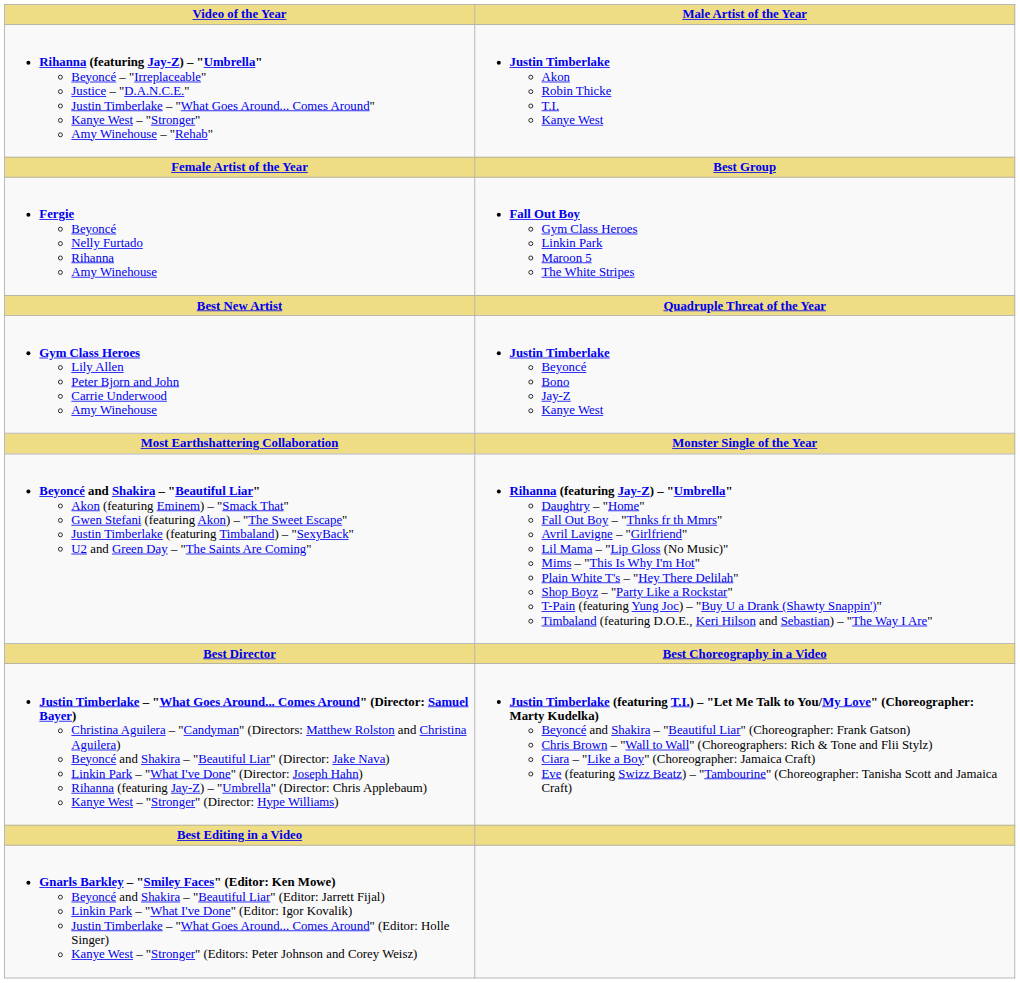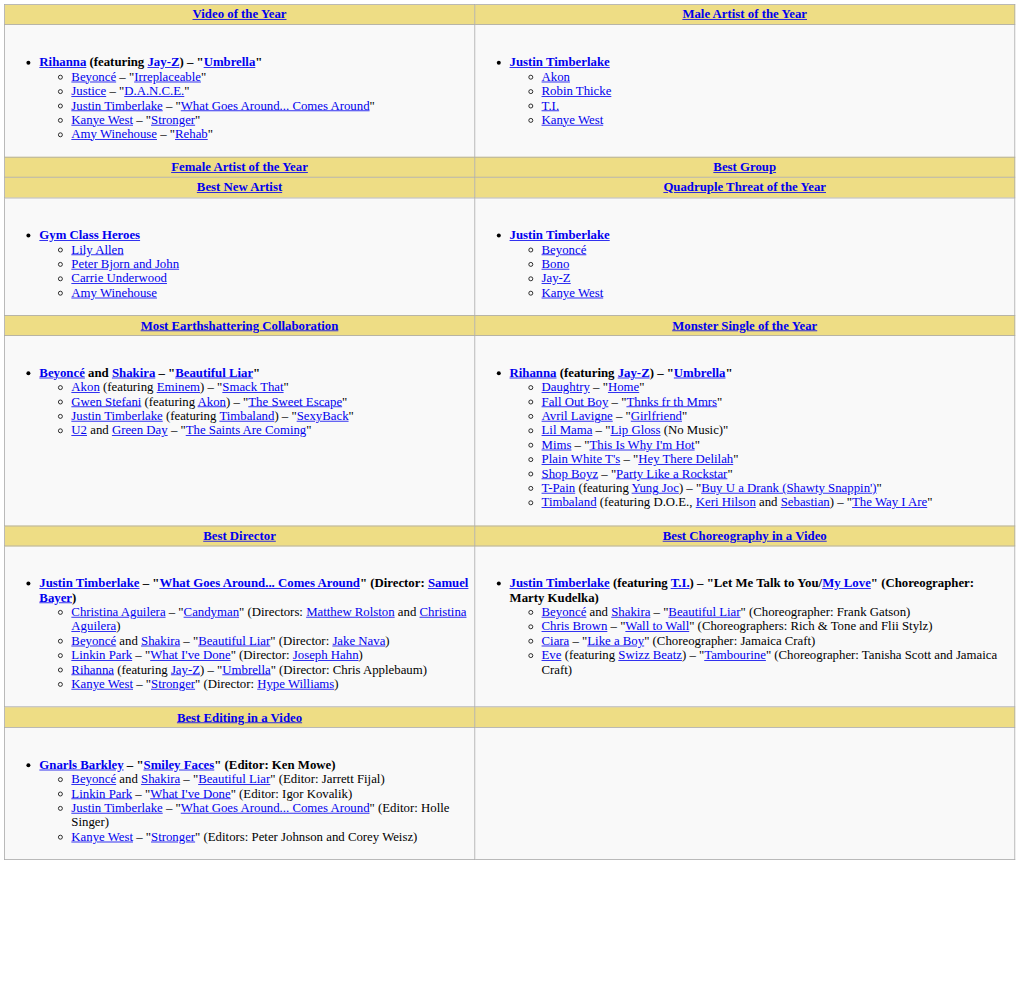- row: (239, 243)
